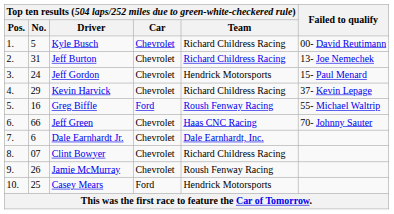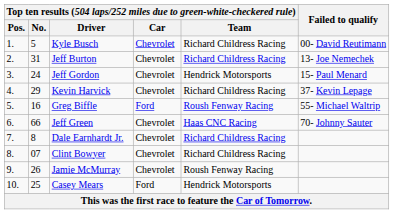(33, 138) 6 -> (33, 138) 8
(224, 138) Dale Earnhardt, Inc. -> (234, 138) Richard Childress Racing
